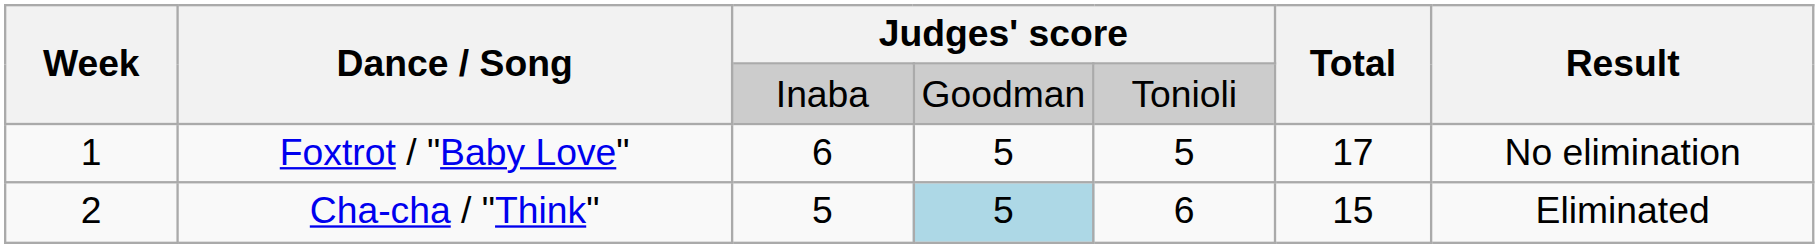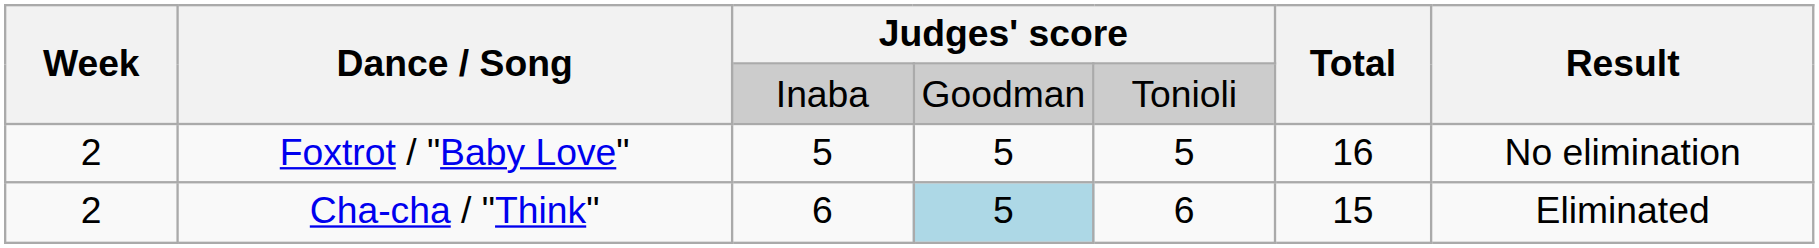(91, 152) 1 -> (91, 152) 2
(822, 152) 6 -> (822, 152) 5
(1353, 152) 17 -> (1353, 152) 16
(822, 211) 5 -> (822, 211) 6
